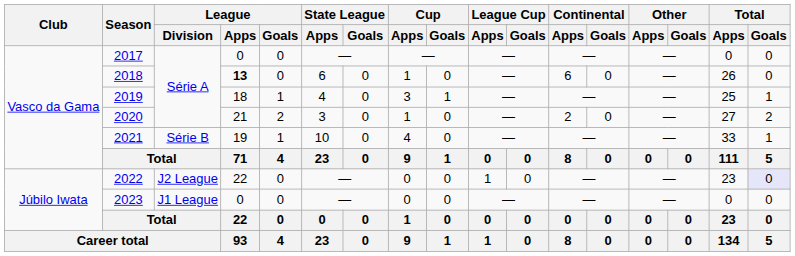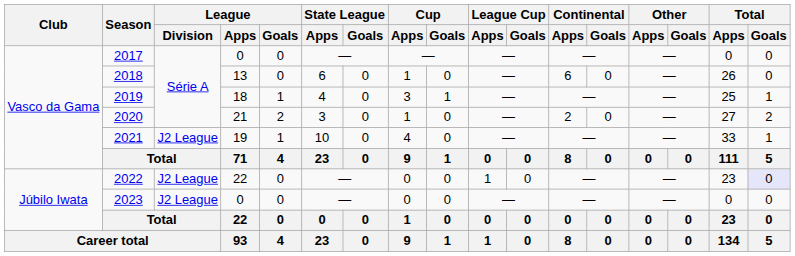(240, 76) bold -> (240, 76) normal
(188, 138) Série B -> (188, 138) J2 League
(188, 199) J1 League -> (188, 199) J2 League
